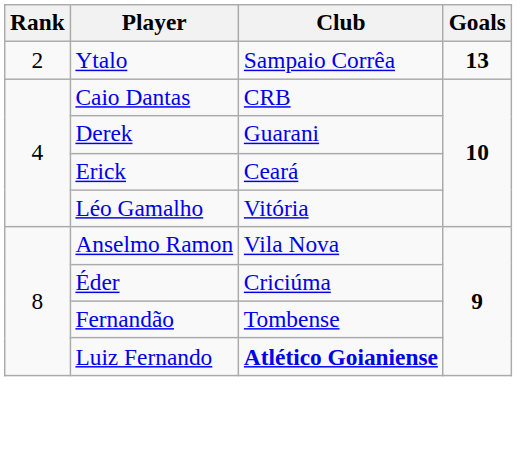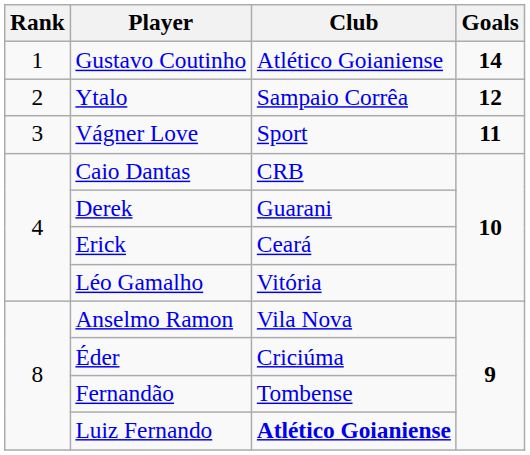+ row: (161, 60)
(477, 60) 13 -> (490, 97) 12
+ row: (137, 134)
